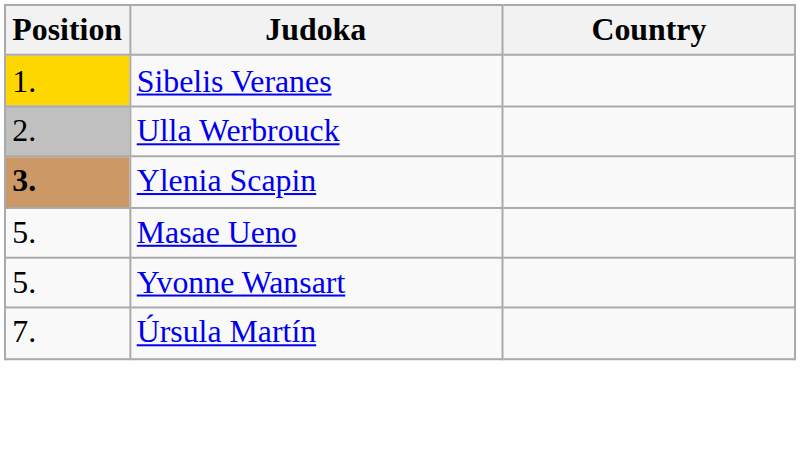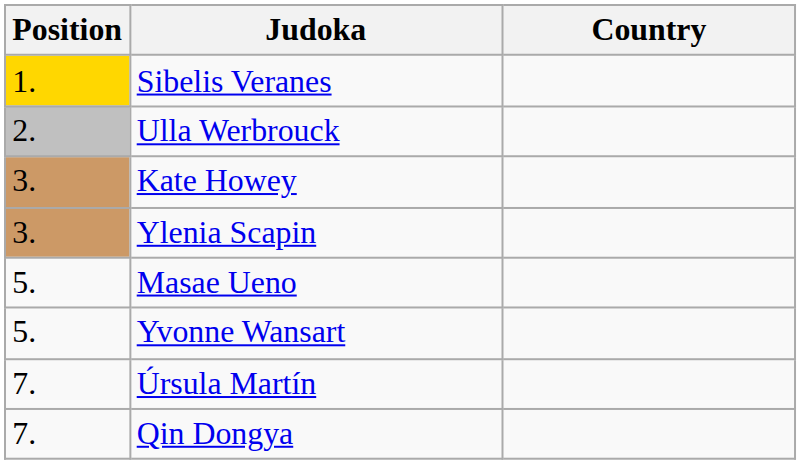+ row: (217, 181)
(24, 181) bold -> (24, 231) normal
+ row: (215, 433)
